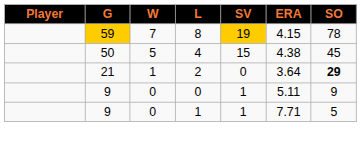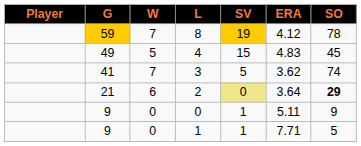(289, 33) 4.15 -> (289, 33) 4.12
(107, 53) 50 -> (107, 53) 49
(289, 53) 4.38 -> (289, 53) 4.83
+ row: (198, 72)
(153, 72) 1 -> (153, 92) 6
(243, 72) no background -> (243, 92) khaki background
